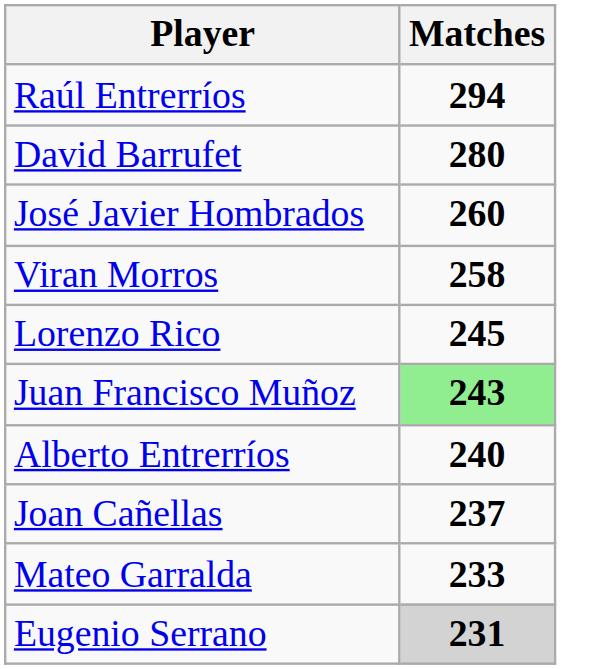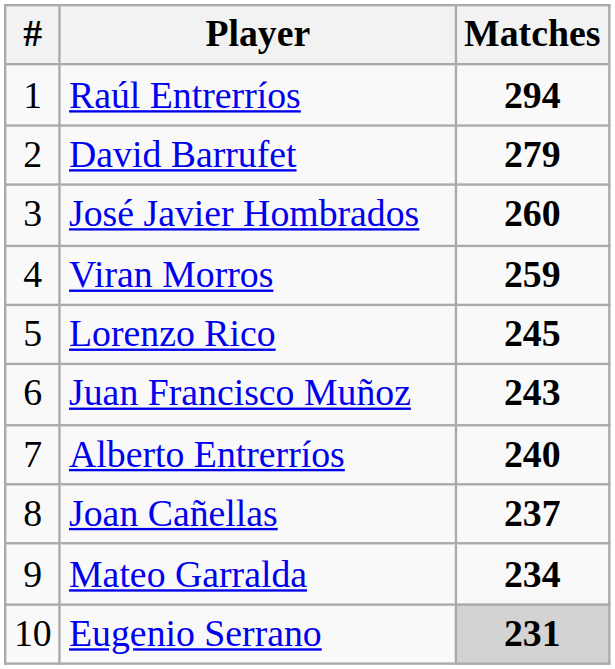+ column: (33, 34)
(477, 154) 280 -> (532, 154) 279
(477, 273) 258 -> (532, 273) 259
(477, 393) lightgreen background -> (532, 393) no background
(477, 573) 233 -> (532, 573) 234
